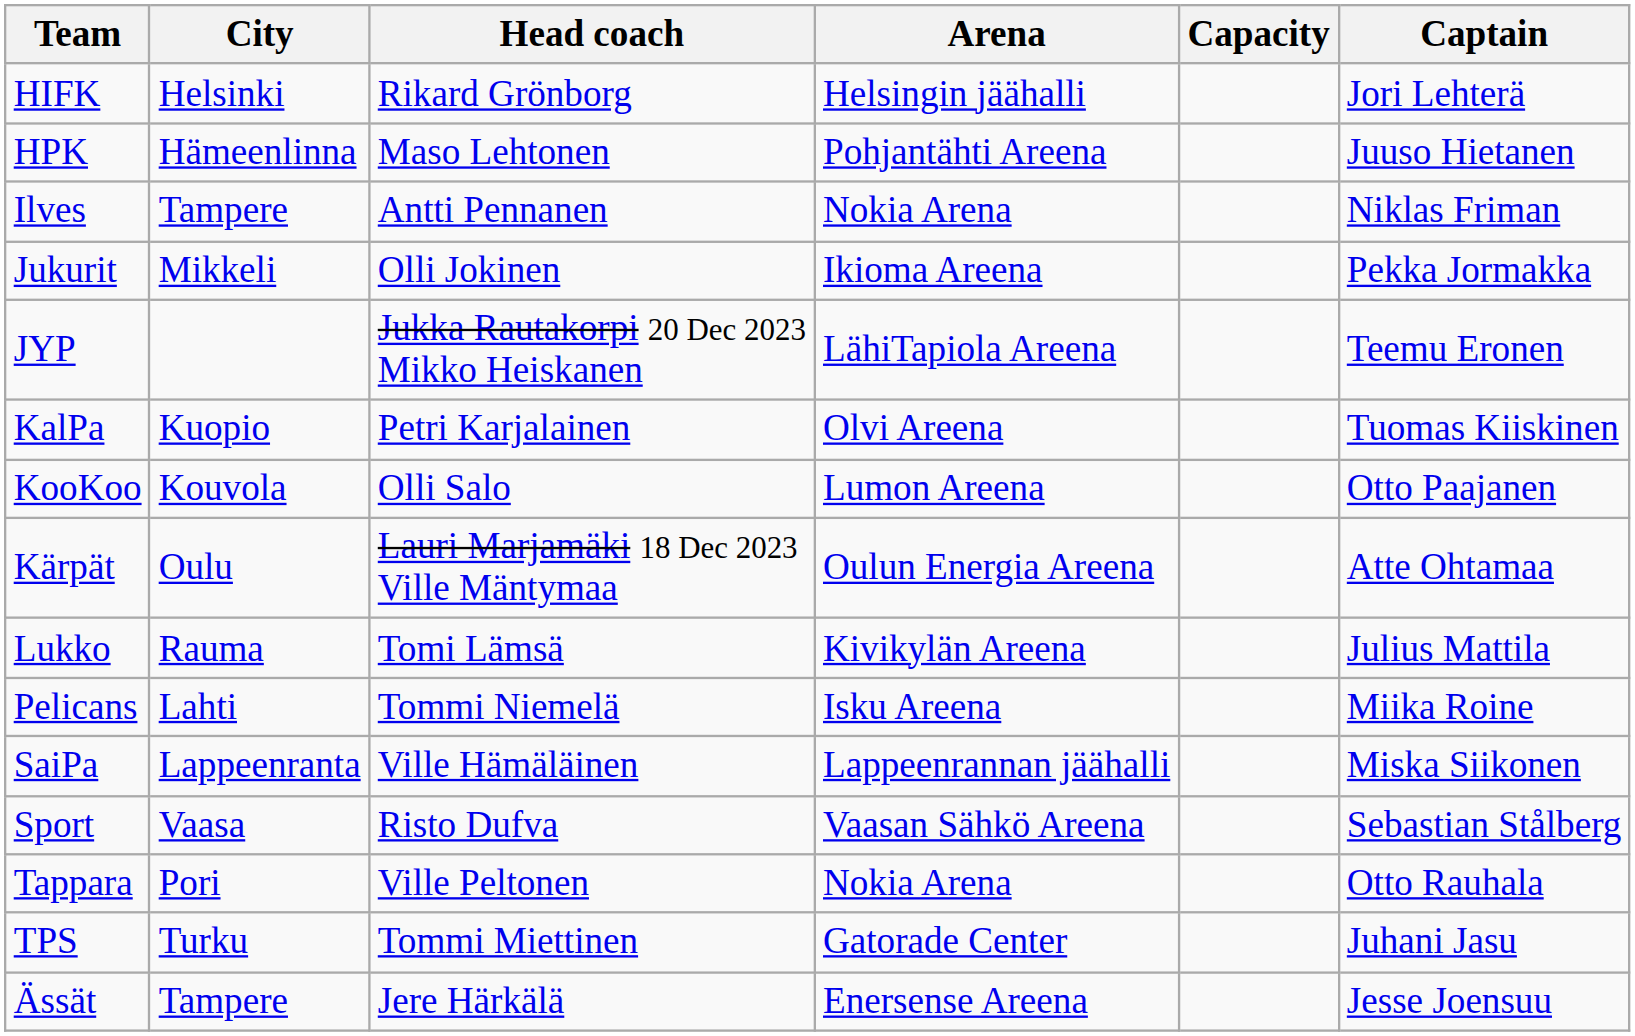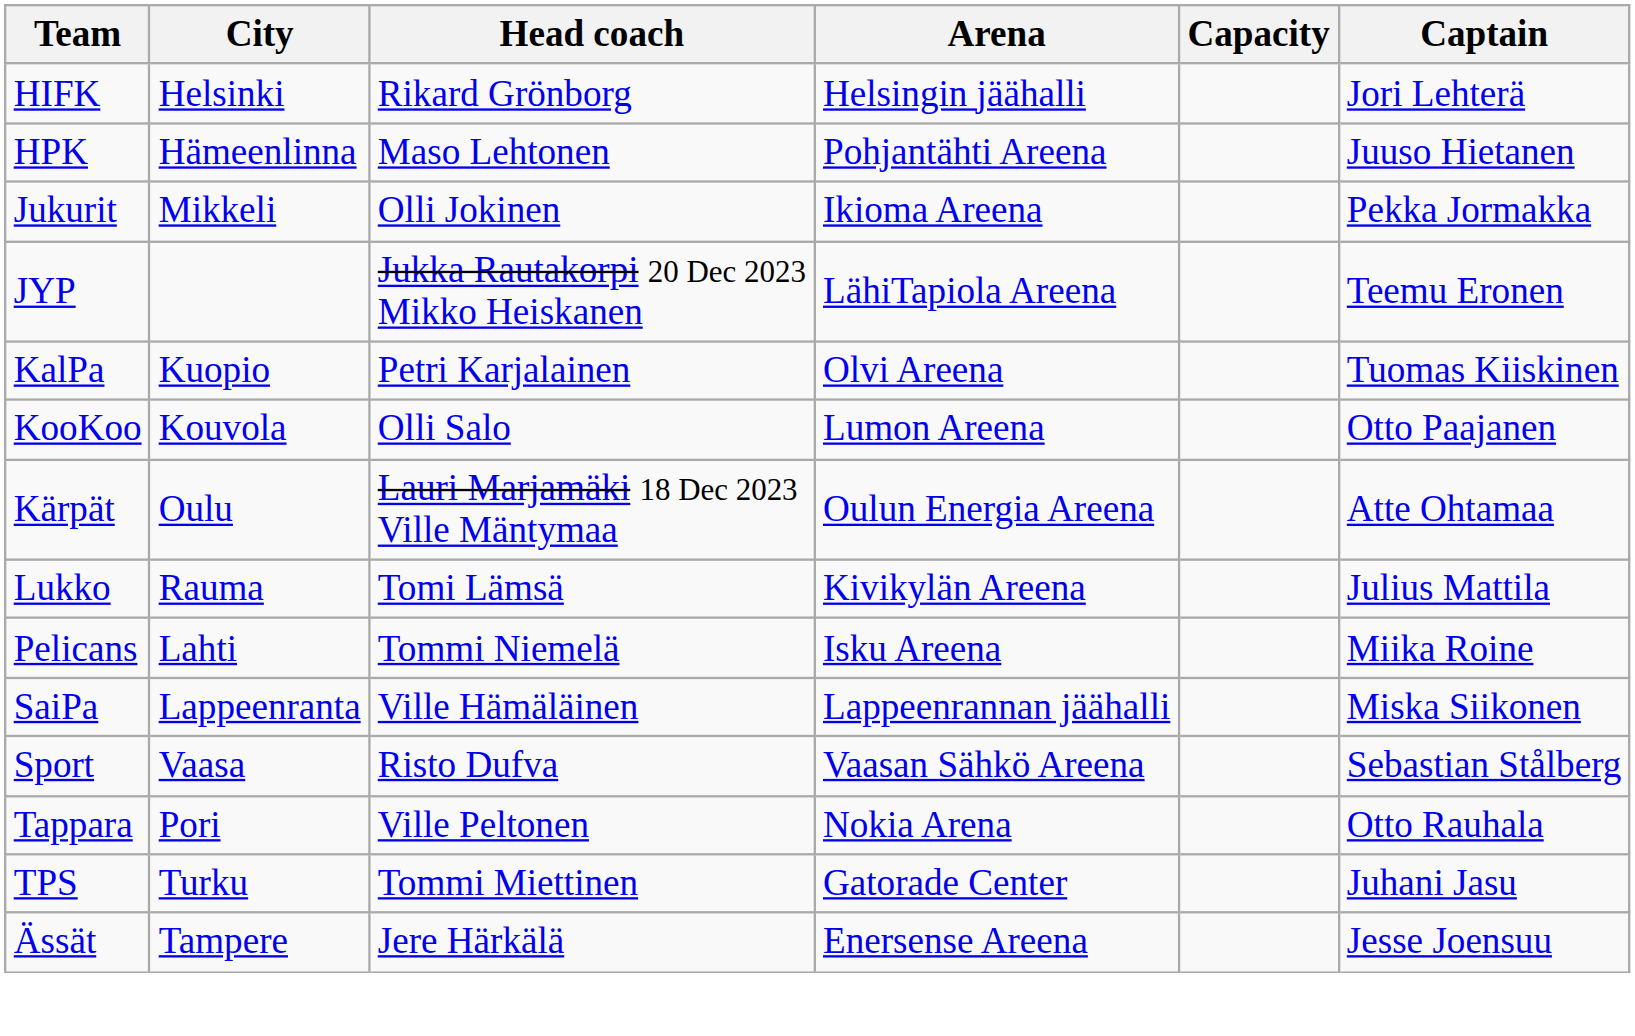- row: (50, 210)
